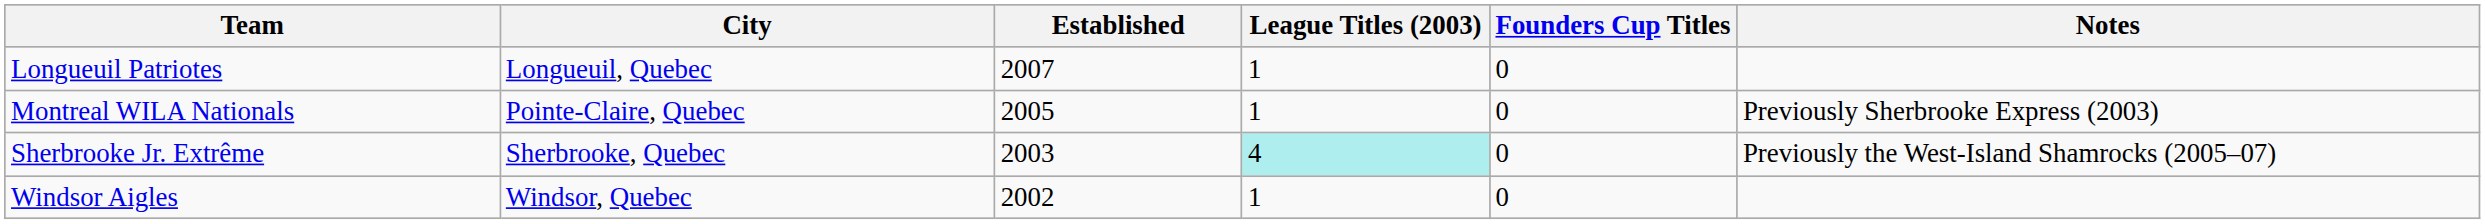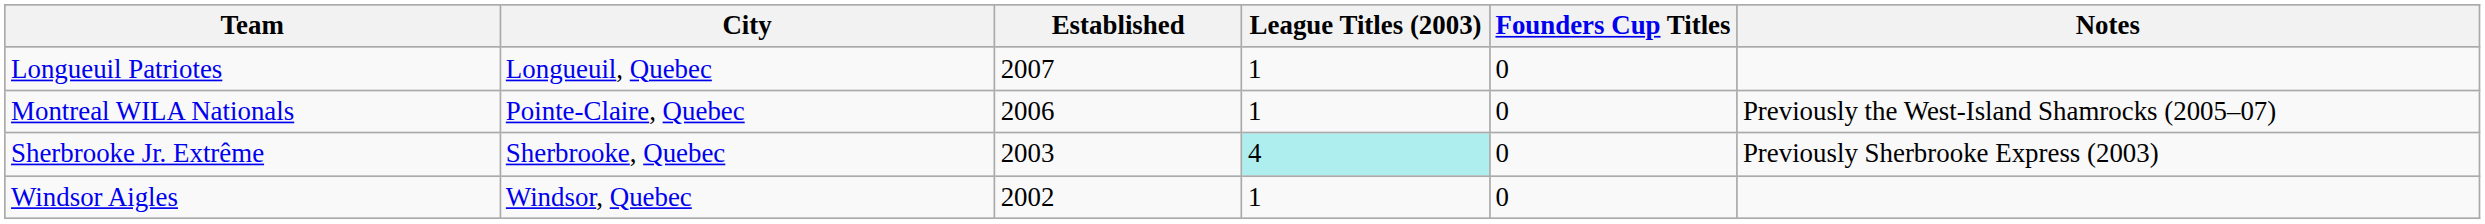(1028, 111) 2005 -> (1028, 111) 2006
(1951, 111) Previously Sherbrooke Express (2003) -> (2010, 111) Previously the West-Island Shamrocks (2005–07)
(2010, 153) Previously the West-Island Shamrocks (2005–07) -> (1951, 153) Previously Sherbrooke Express (2003)
